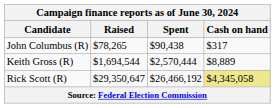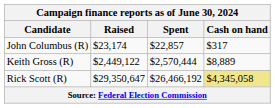(110, 45) $78,265 -> (110, 45) $23,174
(167, 45) $90,438 -> (167, 45) $22,857
(116, 62) $1,694,544 -> (116, 62) $2,449,122
